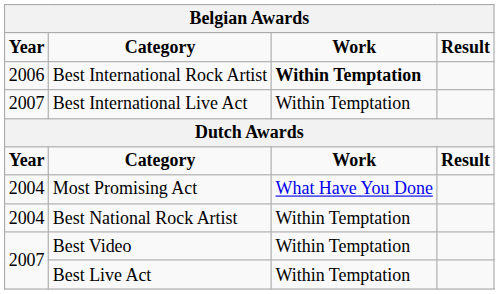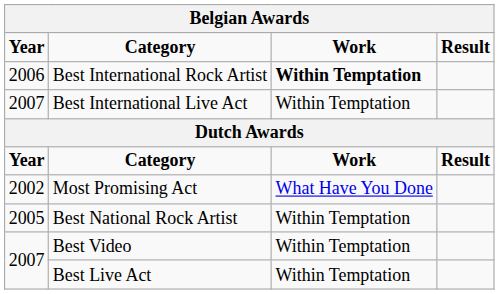(27, 189) 2004 -> (27, 189) 2002
(27, 217) 2004 -> (27, 217) 2005
